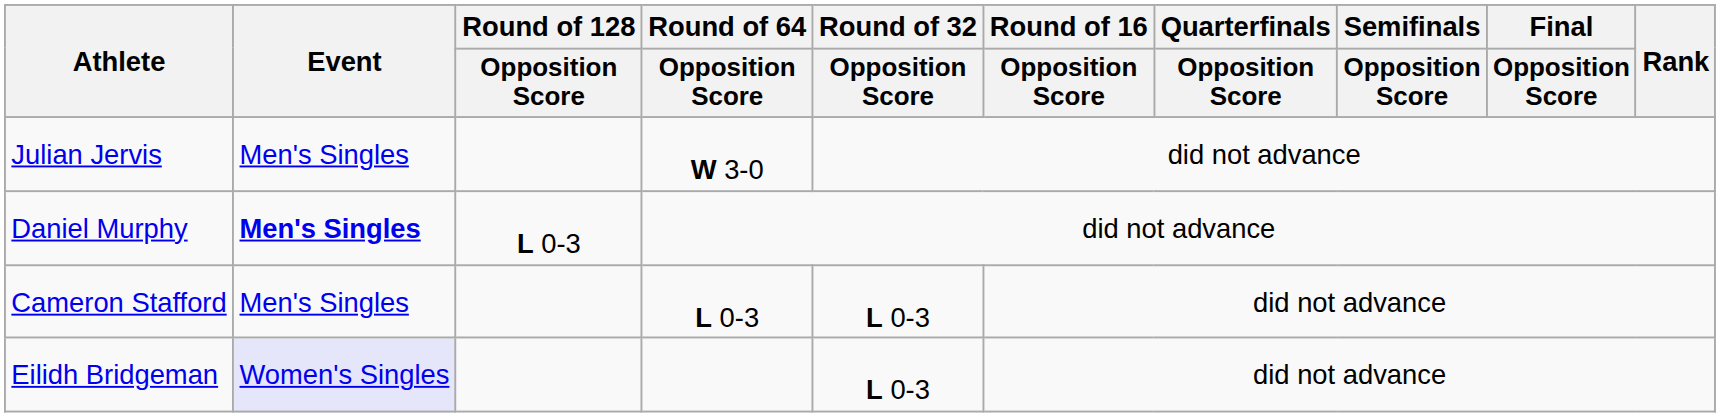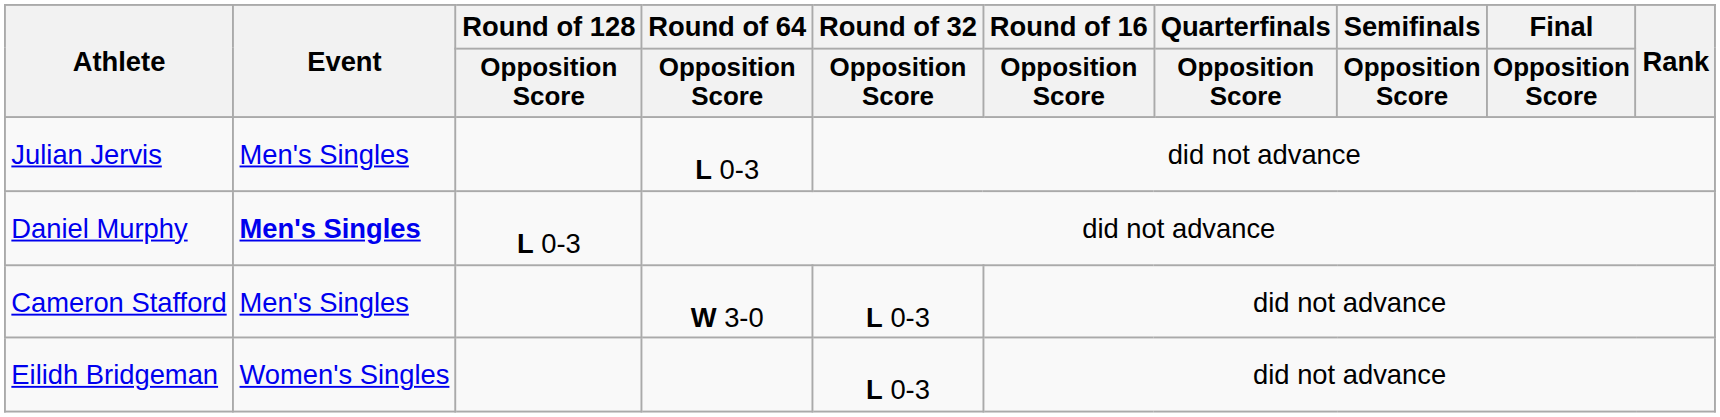(727, 170) W 3-0 -> (727, 170) L 0-3
(727, 317) L 0-3 -> (727, 317) W 3-0
(344, 376) lavender background -> (344, 376) no background
